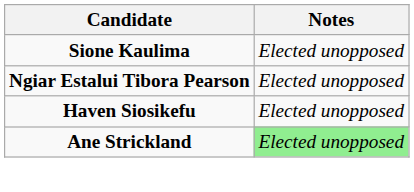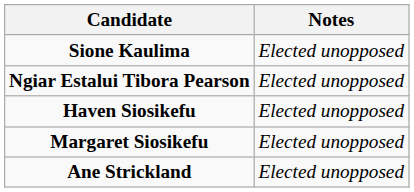+ row: (129, 141)
(331, 141) lightgreen background -> (331, 171) no background
